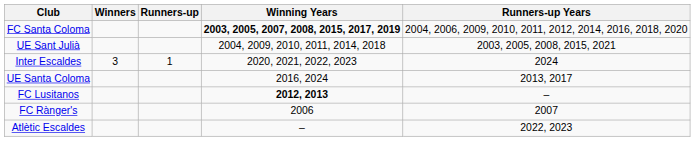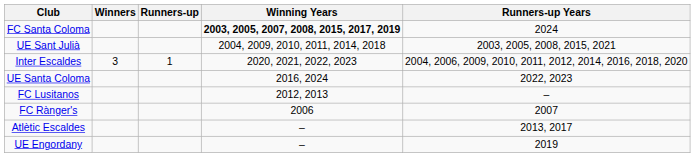(546, 29) 2004, 2006, 2009, 2010, 2011, 2012, 2014, 2016, 2018, 2020 -> (546, 29) 2024
(546, 62) 2024 -> (546, 62) 2004, 2006, 2009, 2010, 2011, 2012, 2014, 2016, 2018, 2020
(546, 78) 2013, 2017 -> (546, 78) 2022, 2023
(302, 95) bold -> (302, 95) normal
(546, 128) 2022, 2023 -> (546, 128) 2013, 2017
+ row: (48, 144)
